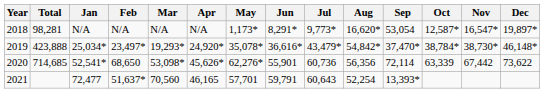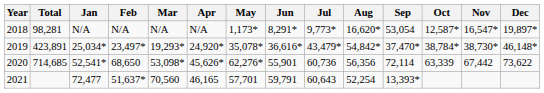(50, 46) 423,888 -> (50, 46) 423,891
